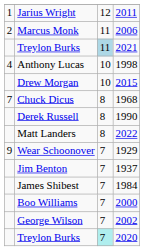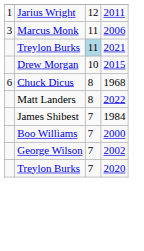(10, 30) 2 -> (10, 30) 3
- row: (51, 64)
(10, 99) 7 -> (10, 82) 6
- row: (48, 116)
- row: (56, 151)
- row: (42, 168)
(102, 237) paleturquoise background -> (90, 168) no background
